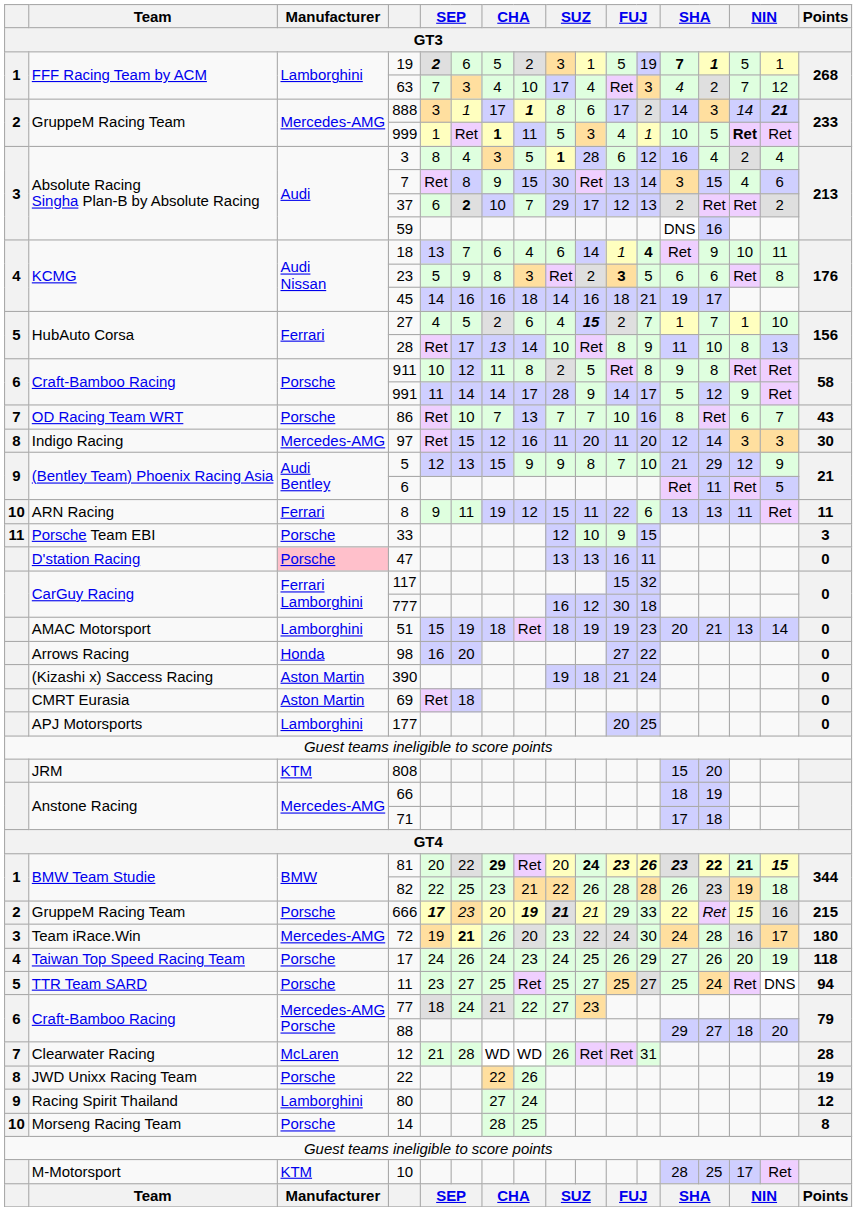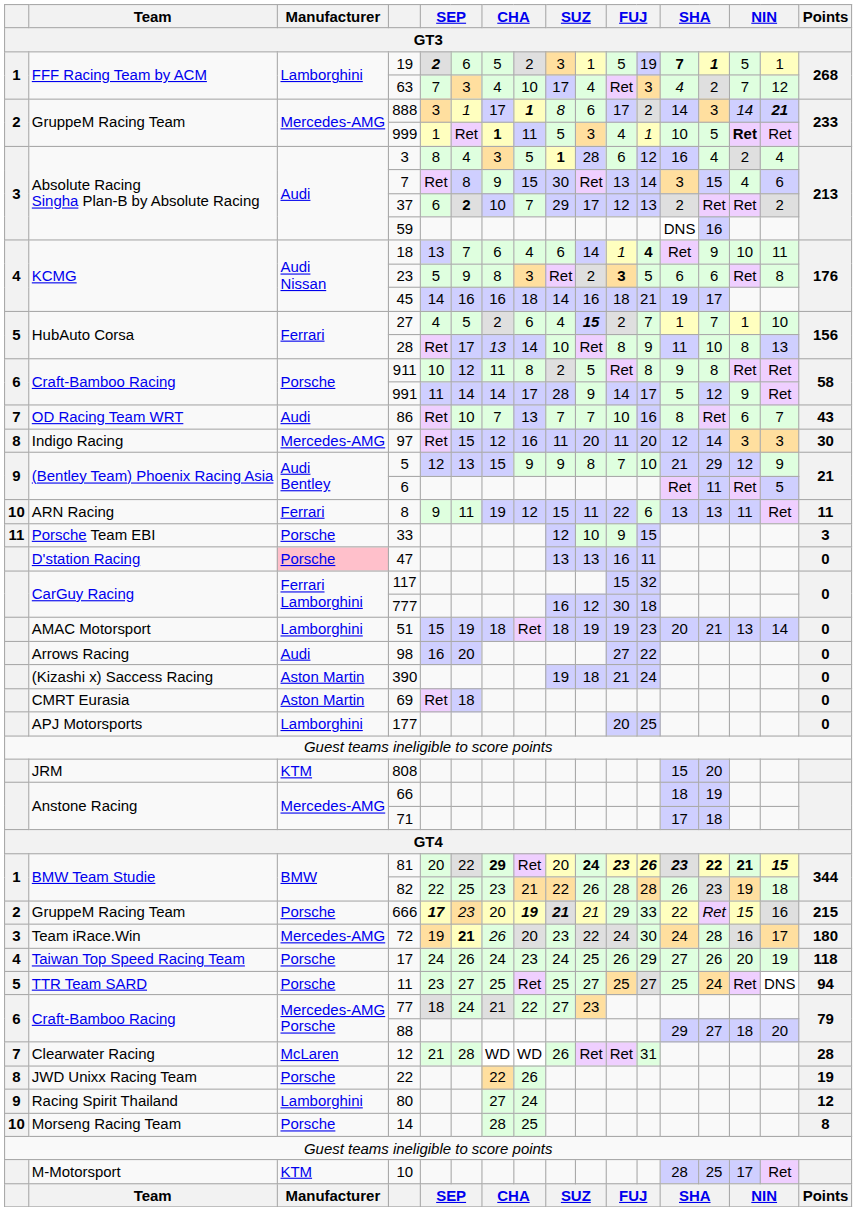(308, 417) Porsche -> (295, 417) Audi
(303, 653) Honda -> (295, 653) Audi
